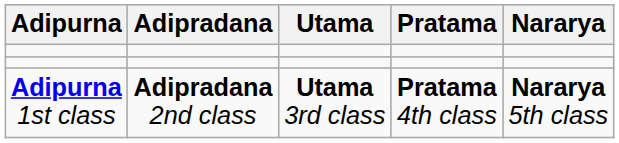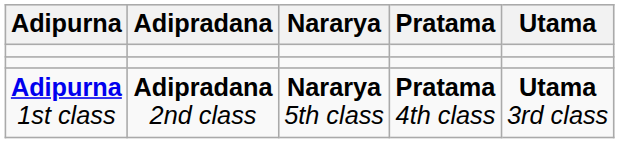columns swapped: (335, 24) <-> (558, 24)
